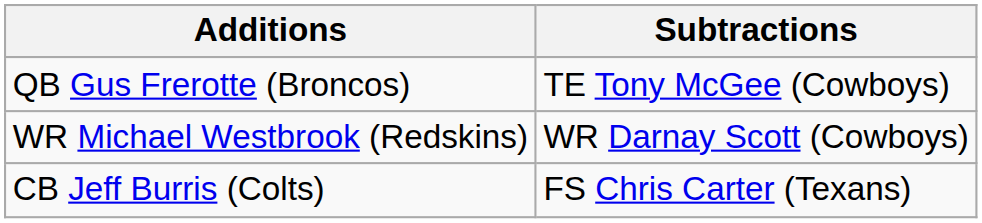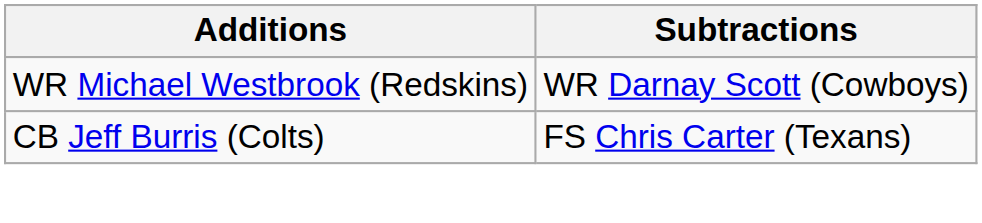- row: (212, 83)
